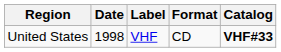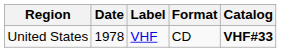(109, 36) 1998 -> (109, 36) 1978
